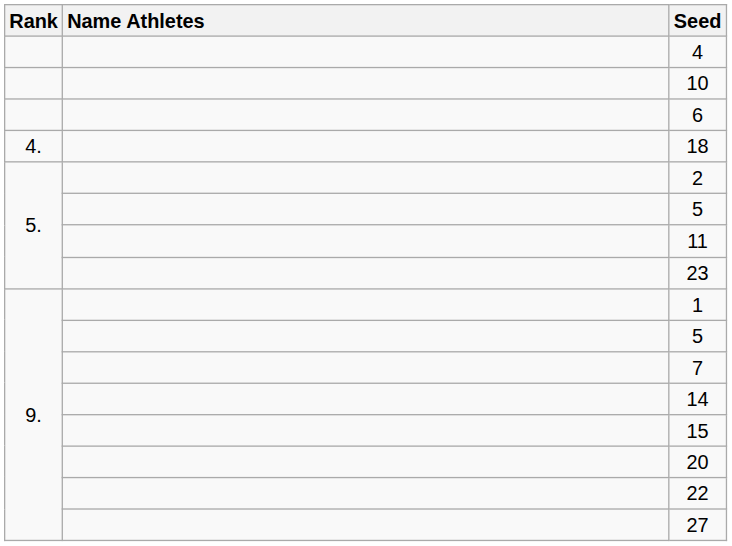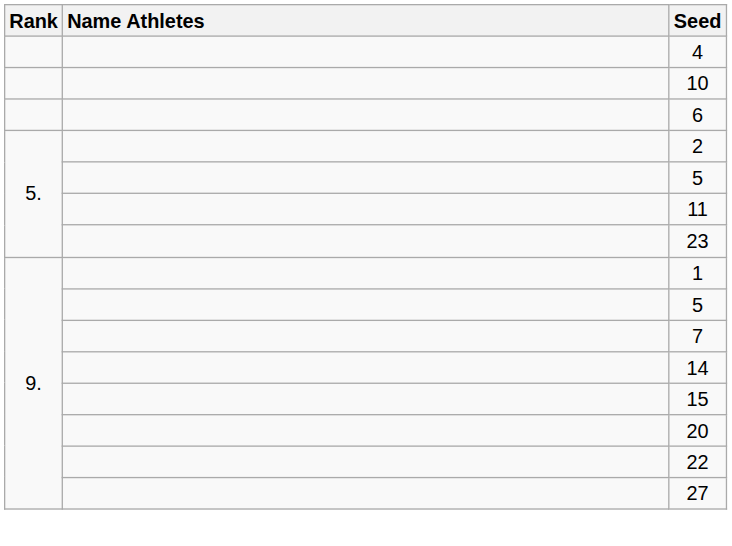- row: (34, 147)
